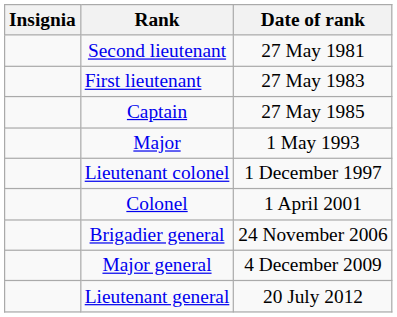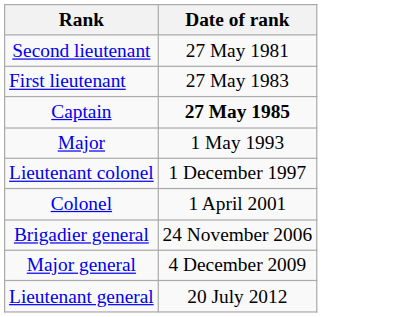- column: (42, 19)
(313, 111) normal -> (237, 111) bold
